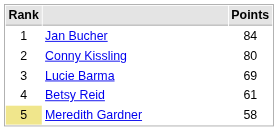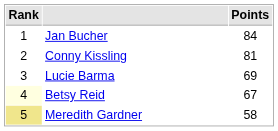(250, 56) 80 -> (250, 56) 81
(24, 95) no background -> (24, 95) lightyellow background
(250, 95) 61 -> (250, 95) 67
